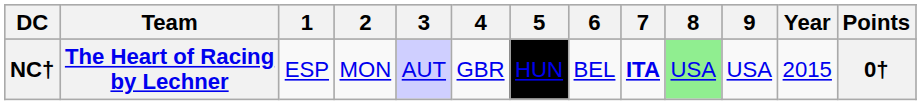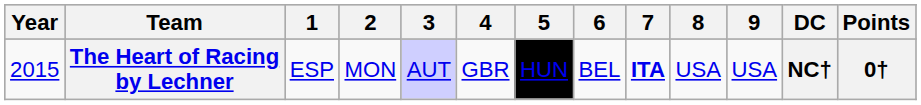columns swapped: (807, 22) <-> (32, 22)
(693, 69) lightgreen background -> (698, 69) no background
